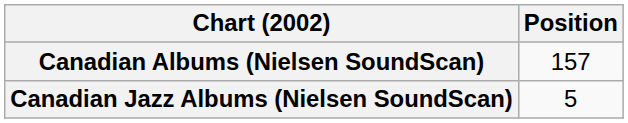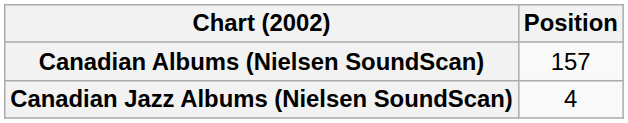(571, 99) 5 -> (571, 99) 4
